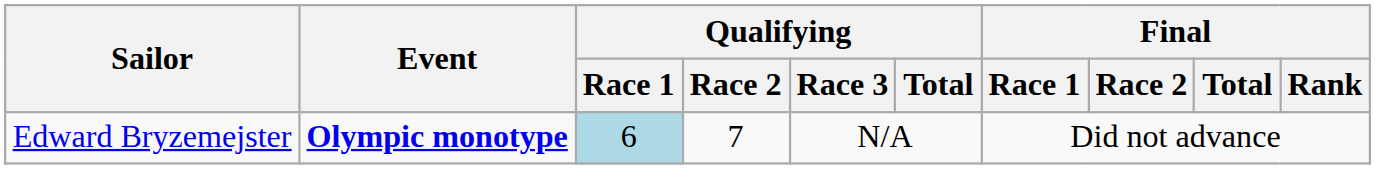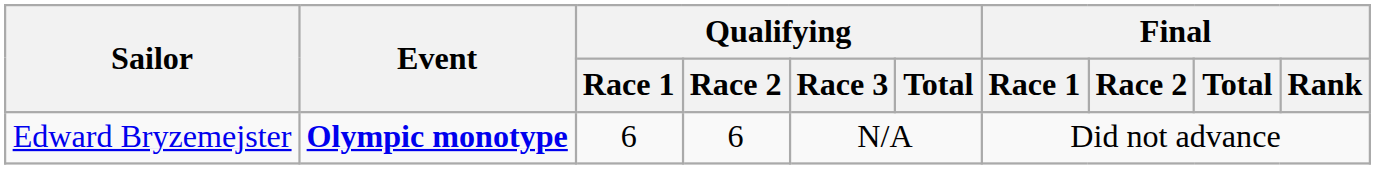(629, 137) lightblue background -> (629, 137) no background
(736, 137) 7 -> (736, 137) 6
